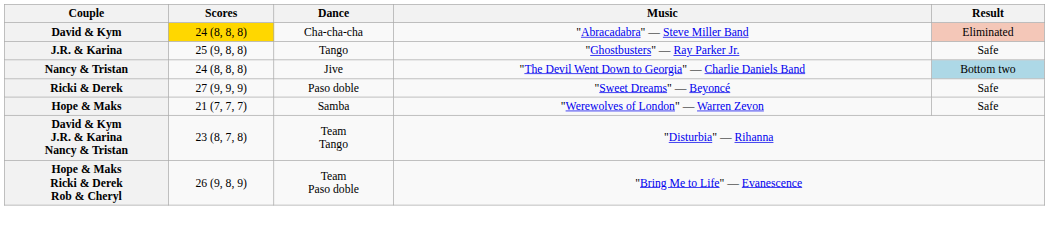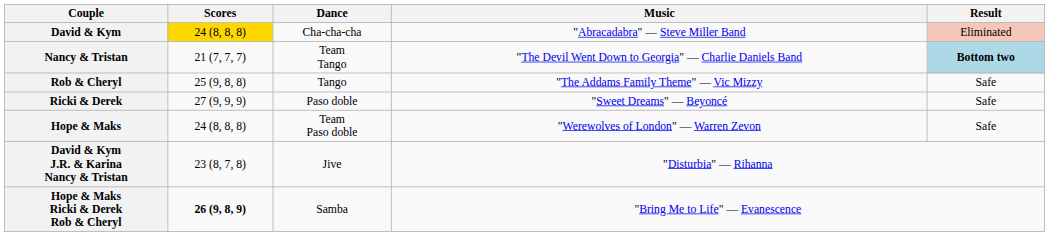- row: (86, 50)
(221, 69) 24 (8, 8, 8) -> (220, 57) 21 (7, 7, 7)
(334, 69) Jive -> (332, 57) Team Tango
(988, 69) normal -> (986, 57) bold
+ row: (86, 82)
(221, 106) 21 (7, 7, 7) -> (220, 126) 24 (8, 8, 8)
(334, 106) Samba -> (332, 126) Team Paso doble
(334, 138) Team Tango -> (332, 164) Jive
(221, 182) normal -> (220, 209) bold
(334, 182) Team Paso doble -> (332, 209) Samba
